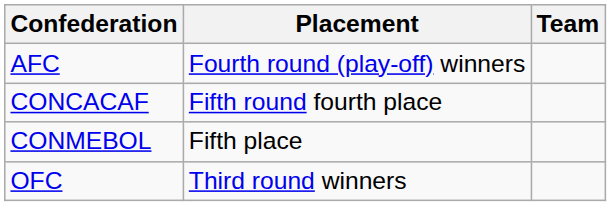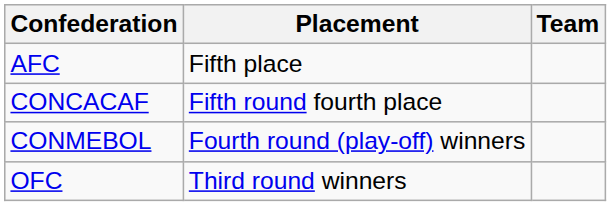(357, 63) Fourth round (play-off) winners -> (246, 63) Fifth place
(246, 141) Fifth place -> (357, 141) Fourth round (play-off) winners
